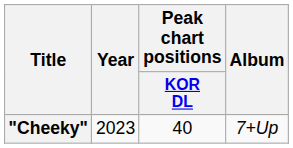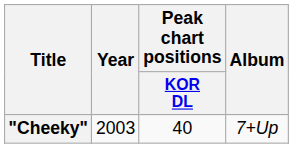(116, 128) 2023 -> (116, 128) 2003
